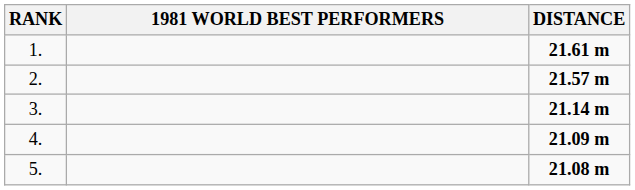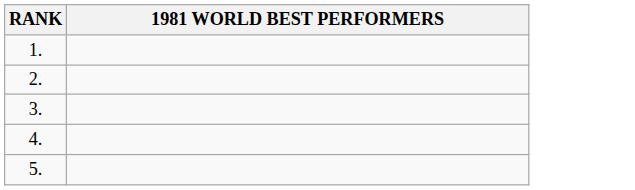- column: (579, 19)
